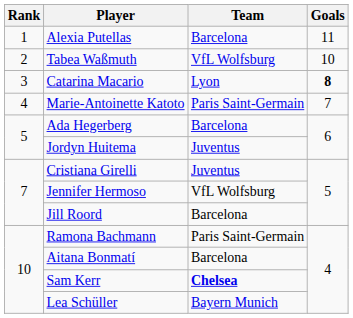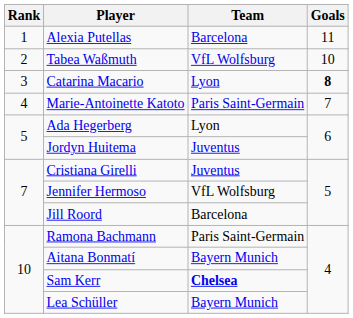(219, 125) Barcelona -> (205, 125) Lyon
(219, 258) Barcelona -> (234, 258) Bayern Munich
